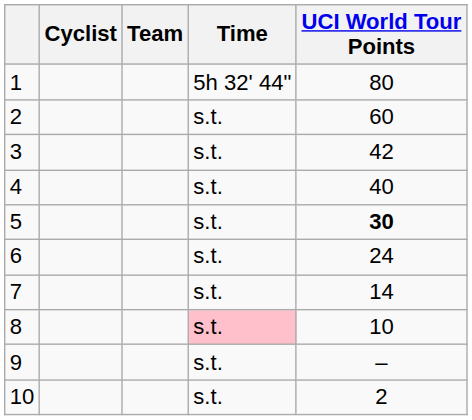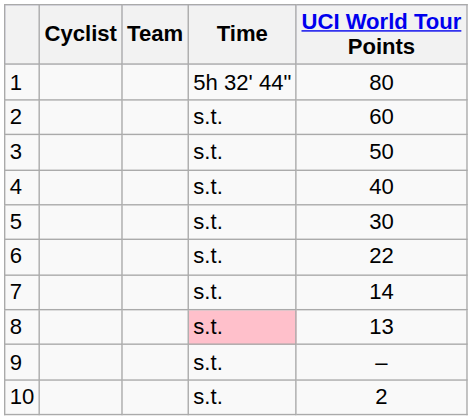(381, 151) 42 -> (381, 151) 50
(381, 221) bold -> (381, 221) normal
(381, 256) 24 -> (381, 256) 22
(381, 326) 10 -> (381, 326) 13
